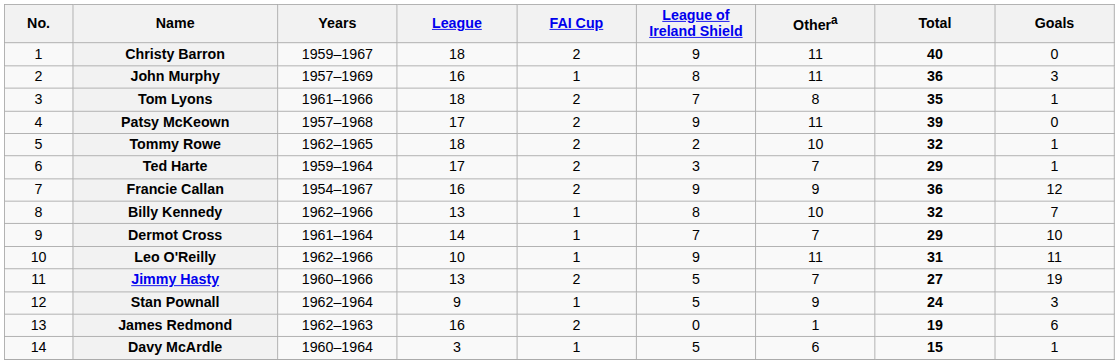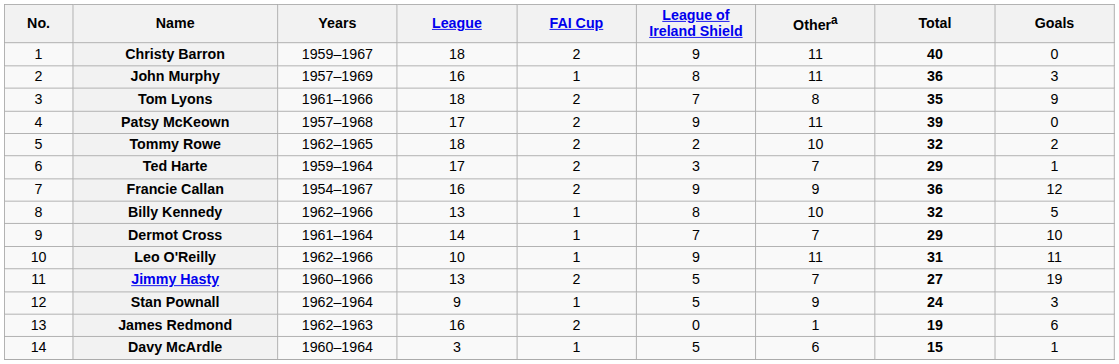(1054, 99) 1 -> (1054, 99) 9
(1054, 144) 1 -> (1054, 144) 2
(1054, 212) 7 -> (1054, 212) 5
